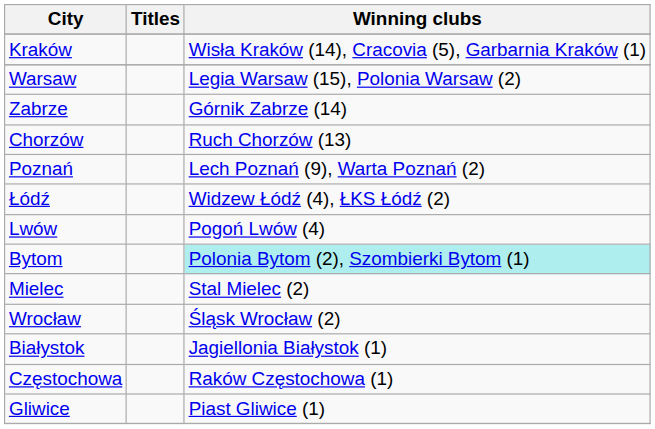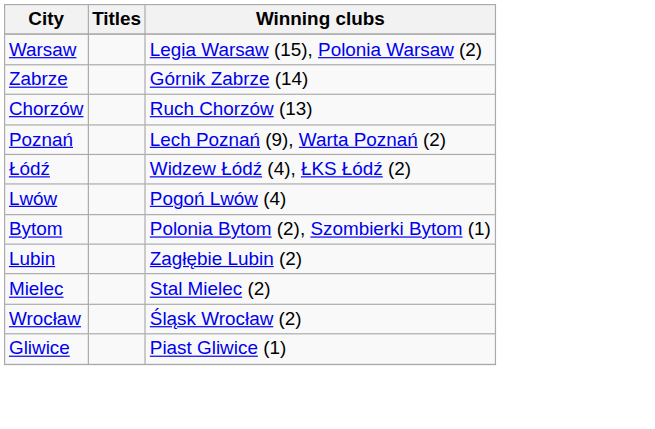- row: (40, 49)
(359, 259) paleturquoise background -> (320, 229) no background
+ row: (32, 259)
- row: (47, 348)
- row: (66, 378)
